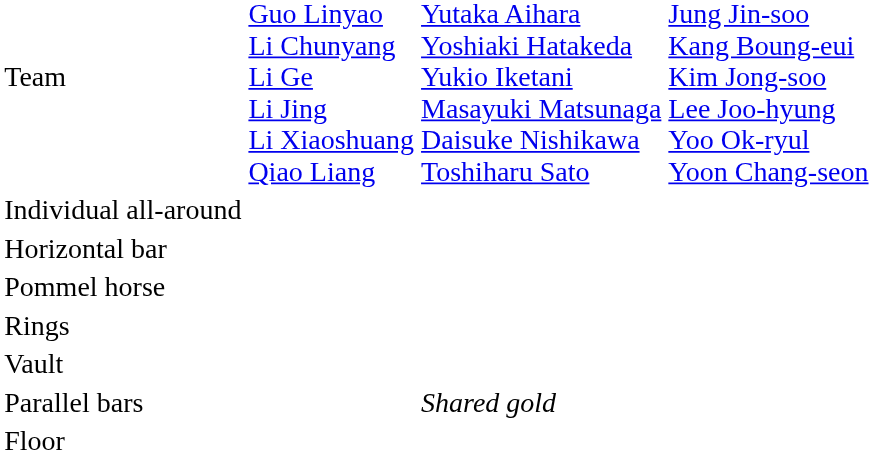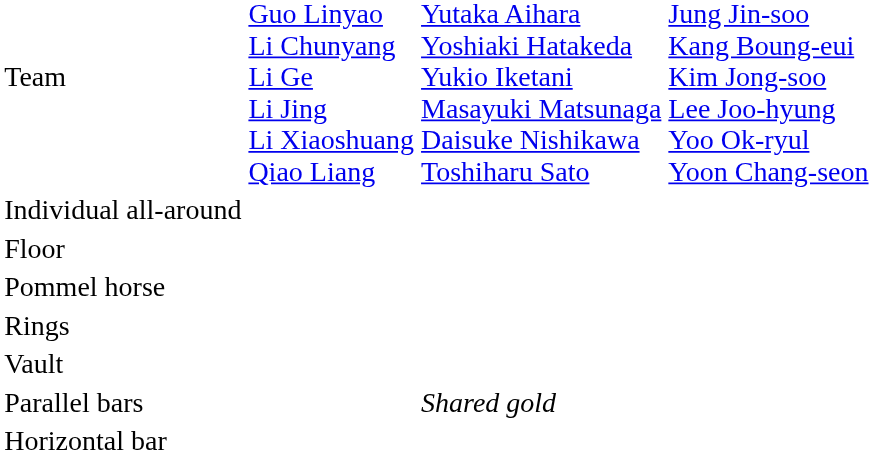rows swapped: (35, 441) <-> (86, 248)
